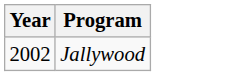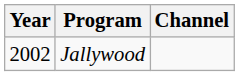+ column: (192, 20)
